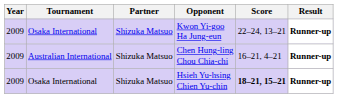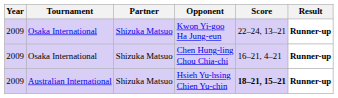(70, 56) Australian International -> (63, 56) Osaka International
(63, 81) Osaka International -> (70, 81) Australian International
